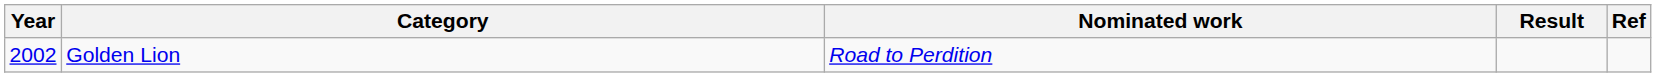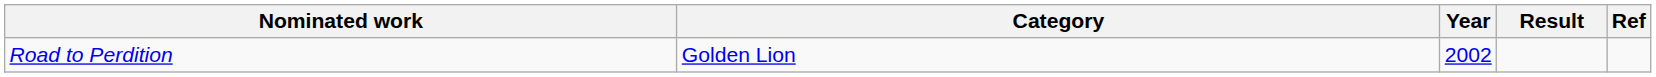columns swapped: (33, 21) <-> (1160, 21)
